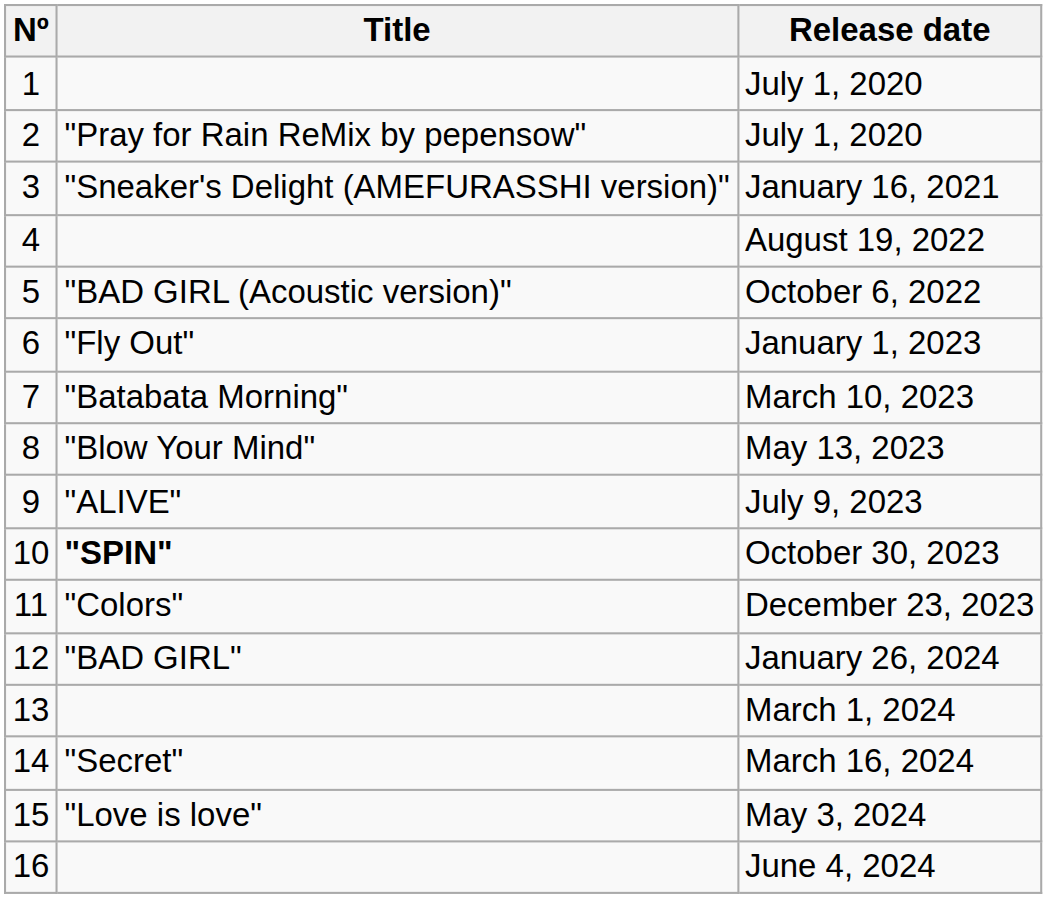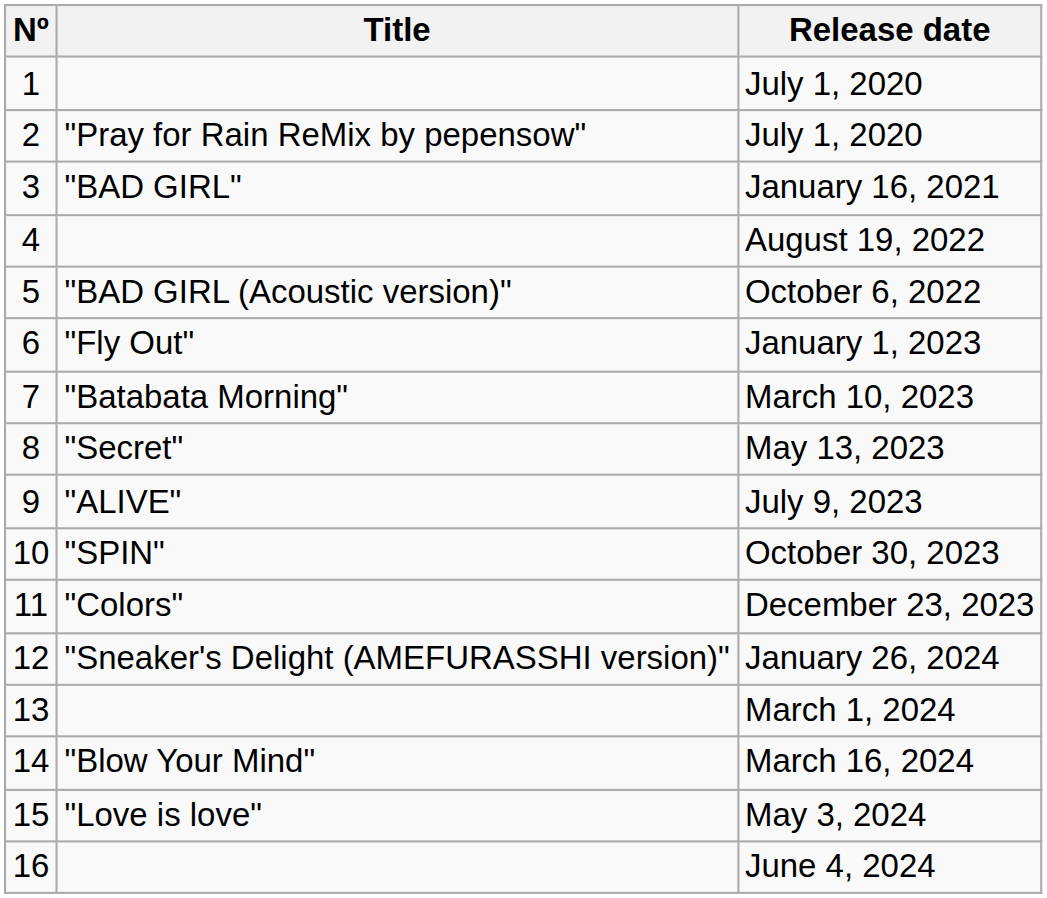(397, 187) "Sneaker's Delight (AMEFURASSHI version)" -> (153, 187) "BAD GIRL"
(190, 448) "Blow Your Mind" -> (124, 448) "Secret"
(119, 553) bold -> (115, 553) normal
(153, 657) "BAD GIRL" -> (397, 657) "Sneaker's Delight (AMEFURASSHI version)"
(124, 762) "Secret" -> (190, 762) "Blow Your Mind"
